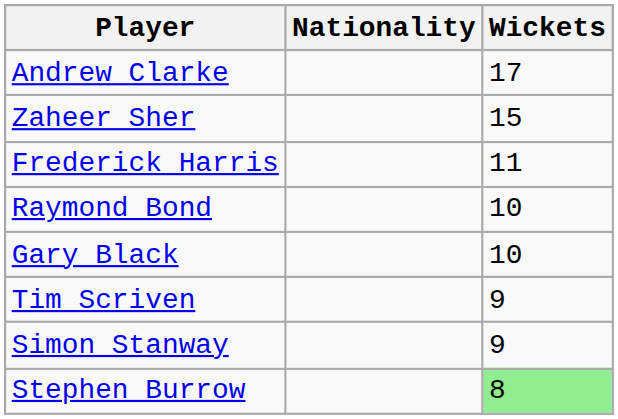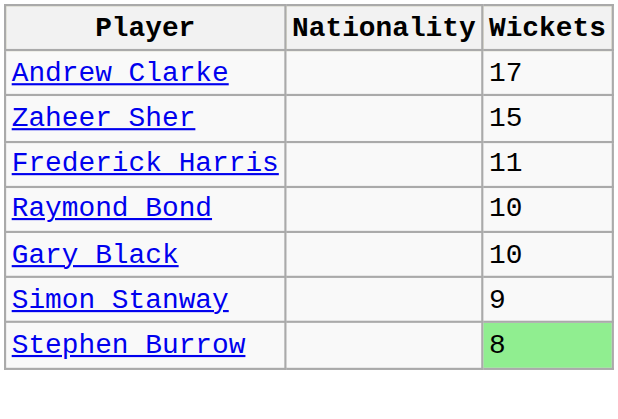- row: (104, 300)
